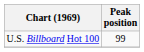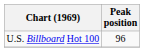(120, 39) 99 -> (120, 39) 96
